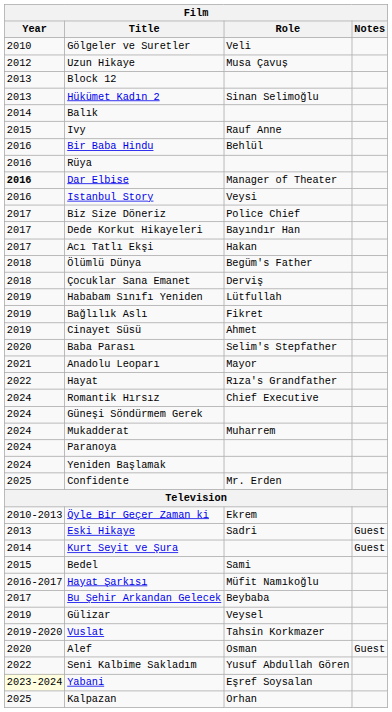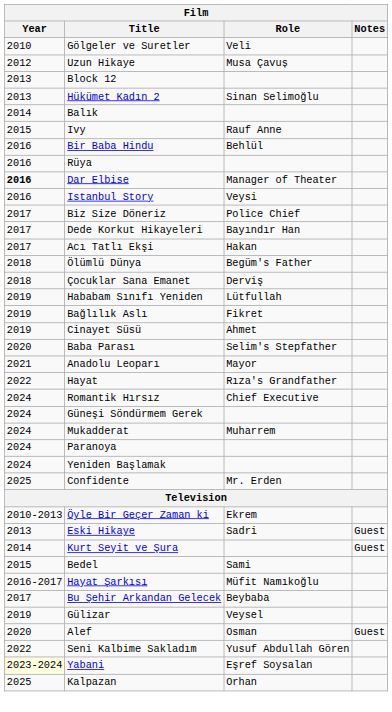- row: (86, 632)
